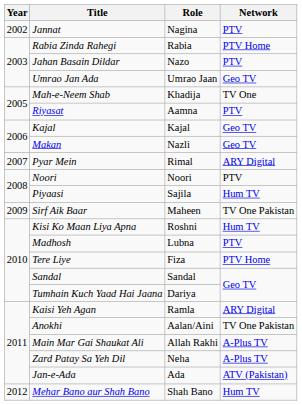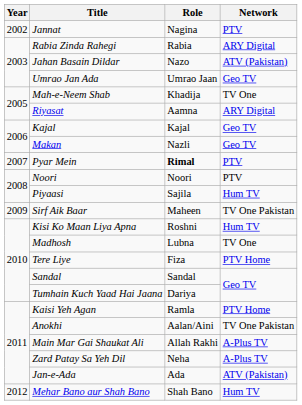(246, 45) PTV Home -> (249, 45) ARY Digital
(232, 62) PTV -> (255, 62) ATV (Pakistan)
(232, 111) PTV -> (249, 111) ARY Digital
(180, 161) normal -> (181, 161) bold
(249, 161) ARY Digital -> (232, 161) PTV
(232, 243) PTV -> (239, 243) TV One
(249, 309) ARY Digital -> (246, 309) PTV Home
